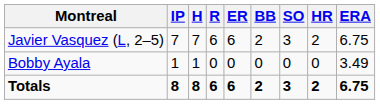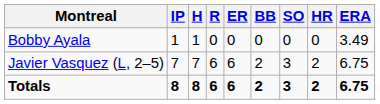rows swapped: (86, 39) <-> (49, 63)
